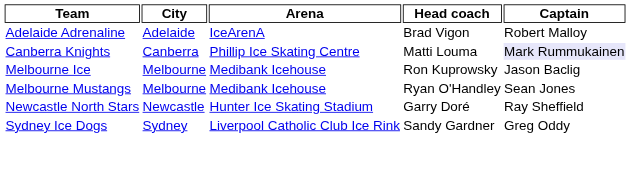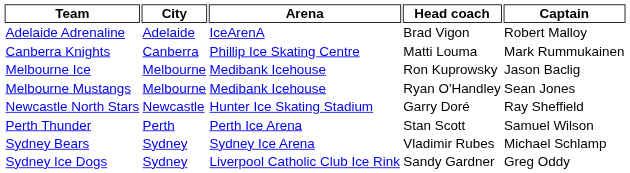(564, 51) lavender background -> (564, 51) no background
+ row: (48, 125)
+ row: (47, 143)
